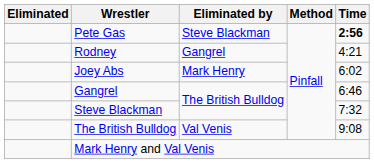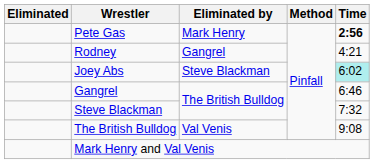(226, 33) Steve Blackman -> (213, 33) Mark Henry
(213, 71) Mark Henry -> (226, 71) Steve Blackman
(350, 71) no background -> (350, 71) paleturquoise background
